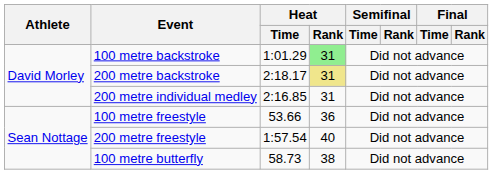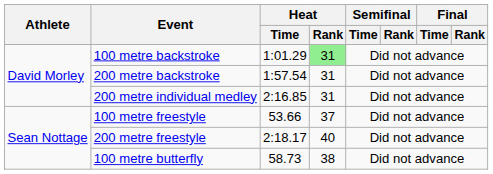(285, 76) 2:18.17 -> (285, 76) 1:57.54
(328, 76) khaki background -> (328, 76) no background
(328, 118) 36 -> (328, 118) 37
(285, 138) 1:57.54 -> (285, 138) 2:18.17
